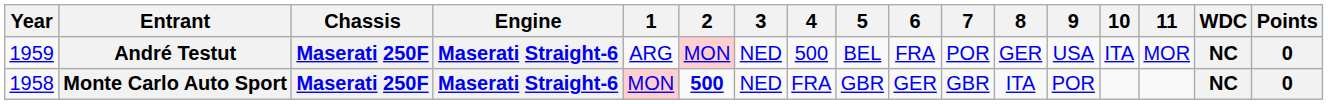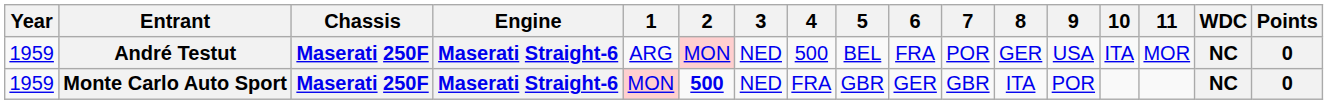(32, 84) 1958 -> (32, 84) 1959
